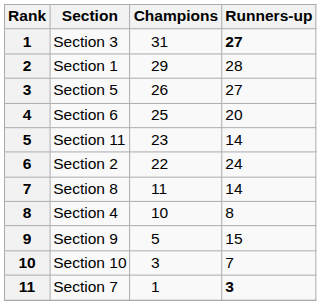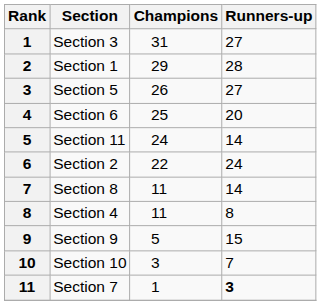(234, 41) bold -> (234, 41) normal
(151, 139) 23 -> (151, 139) 24
(151, 213) 10 -> (150, 213) 11
